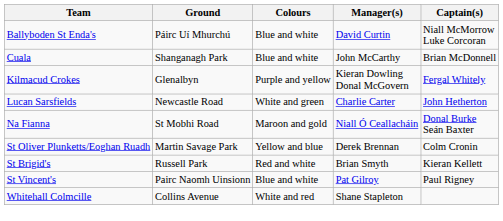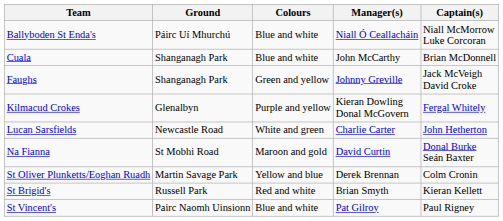(363, 35) David Curtin -> (377, 35) Niall Ó Ceallacháin
+ row: (22, 79)
(377, 124) Niall Ó Ceallacháin -> (363, 152) David Curtin
- row: (49, 196)
